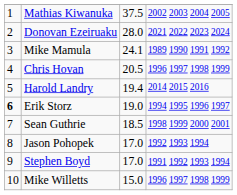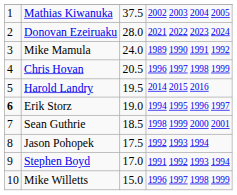(133, 50) 24.1 -> (133, 50) 24.0
(133, 87) 19.4 -> (133, 87) 19.5
(133, 143) 17.0 -> (133, 143) 17.5
